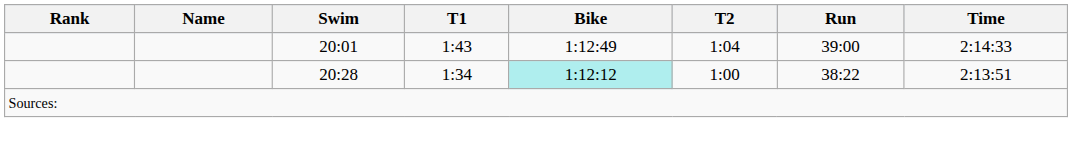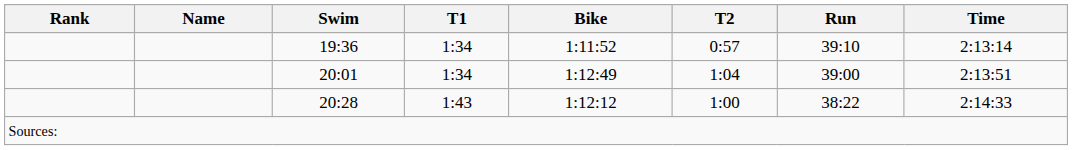+ row: (339, 46)
(457, 46) 1:43 -> (457, 74) 1:34
(986, 46) 2:14:33 -> (986, 74) 2:13:51
(457, 74) 1:34 -> (457, 102) 1:43
(591, 74) paleturquoise background -> (591, 102) no background
(986, 74) 2:13:51 -> (986, 102) 2:14:33
